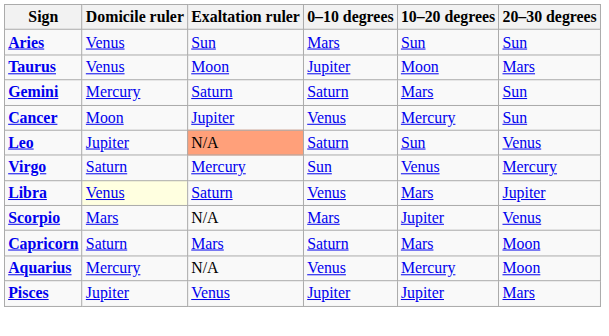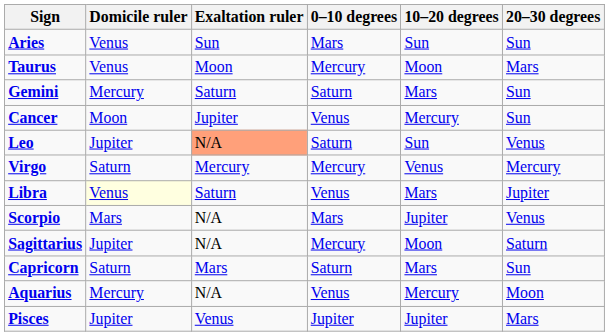(329, 67) Jupiter -> (338, 67) Mercury
(320, 167) Sun -> (338, 167) Mercury
+ row: (45, 243)
(521, 243) Moon -> (518, 268) Sun
